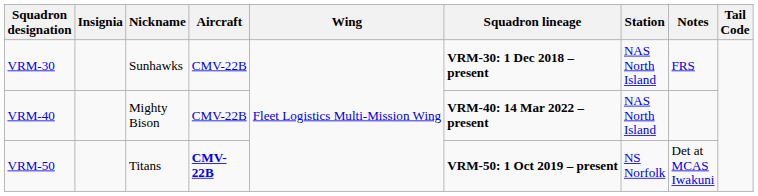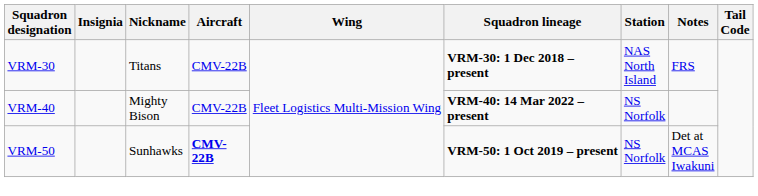(156, 65) Sunhawks -> (145, 65) Titans
(640, 115) NAS North Island -> (645, 108) NS Norfolk
(145, 165) Titans -> (156, 151) Sunhawks
